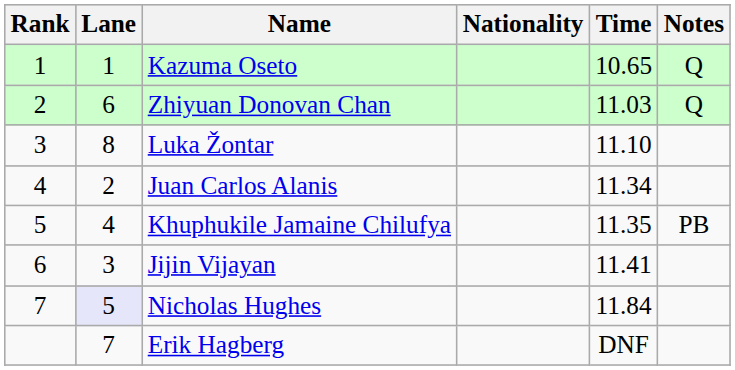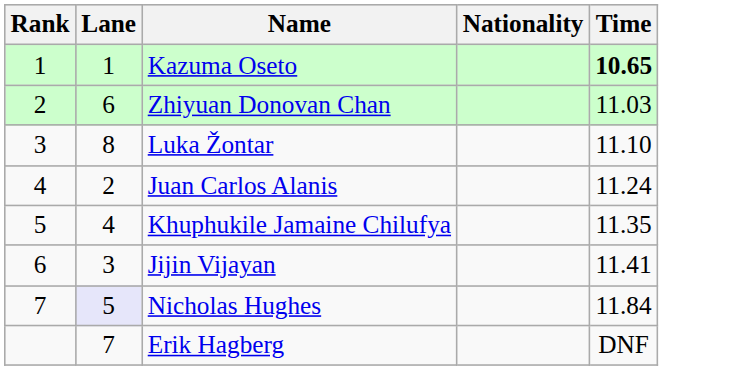- column: (694, 24)
(624, 64) normal -> (624, 64) bold
(624, 184) 11.34 -> (624, 184) 11.24
